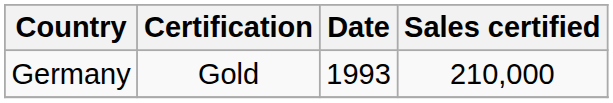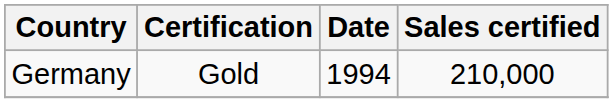(359, 73) 1993 -> (359, 73) 1994
